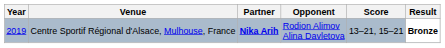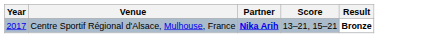- column: (314, 12)
(16, 31) 2019 -> (16, 26) 2017
